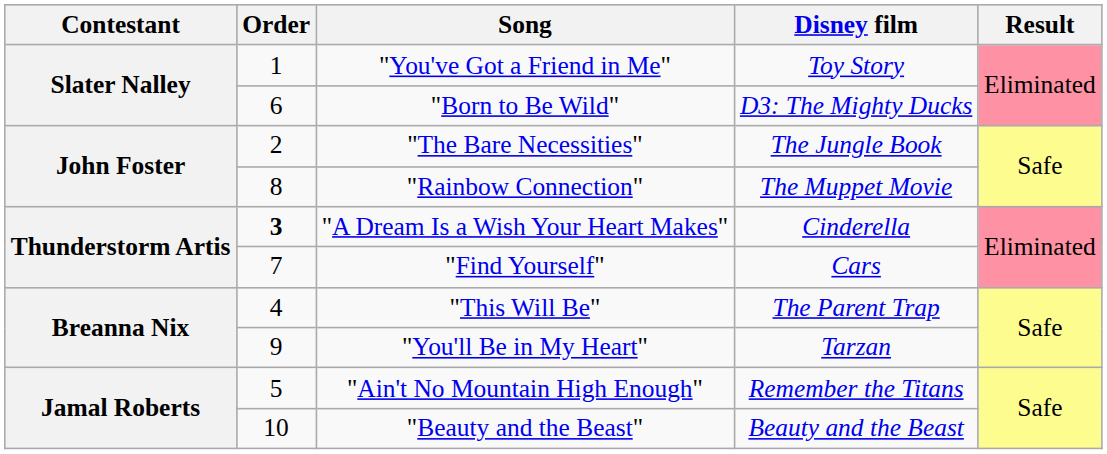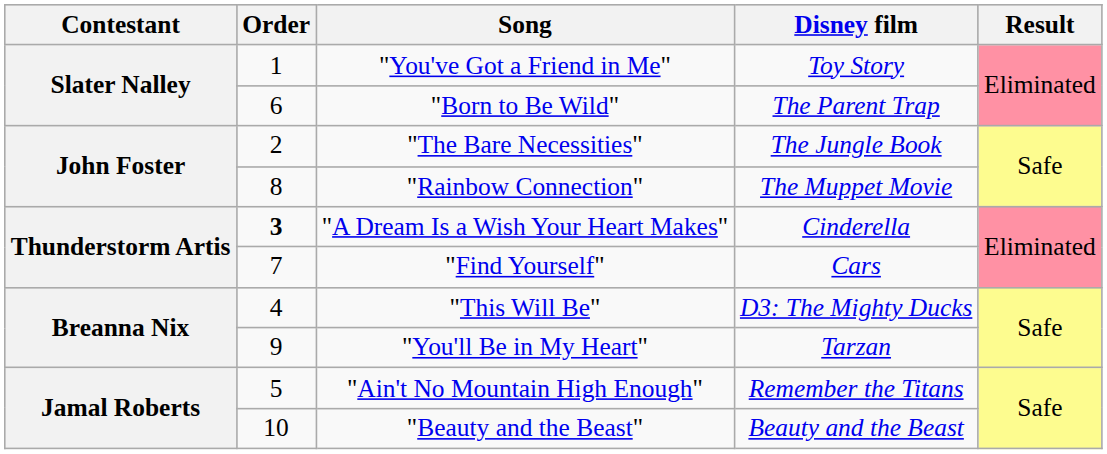(856, 105) D3: The Mighty Ducks -> (856, 105) The Parent Trap
(856, 307) The Parent Trap -> (856, 307) D3: The Mighty Ducks
